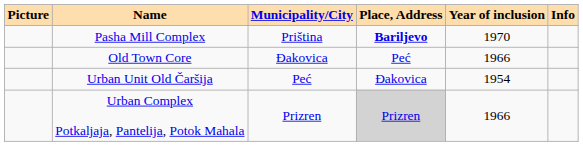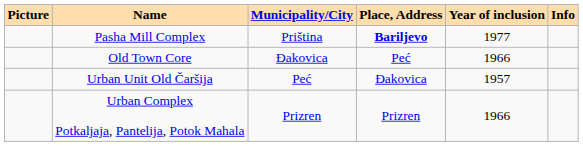(497, 36) 1970 -> (497, 36) 1977
(497, 79) 1954 -> (497, 79) 1957
(401, 115) lightgrey background -> (401, 115) no background
